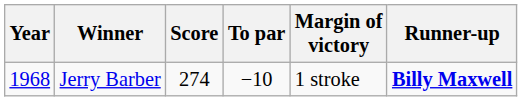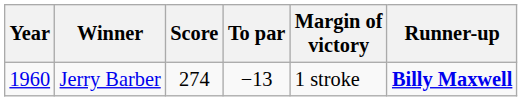(30, 79) 1968 -> (30, 79) 1960
(257, 79) −10 -> (257, 79) −13
